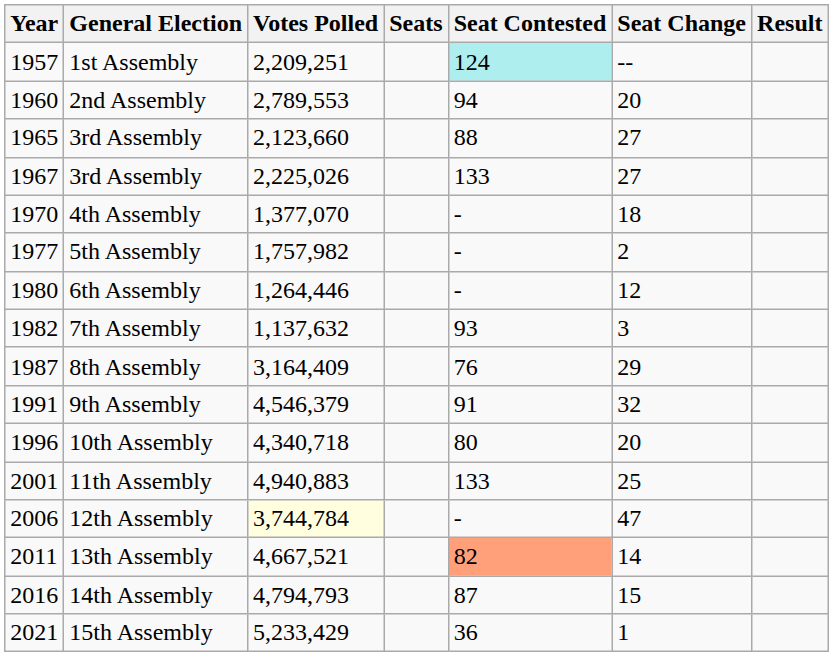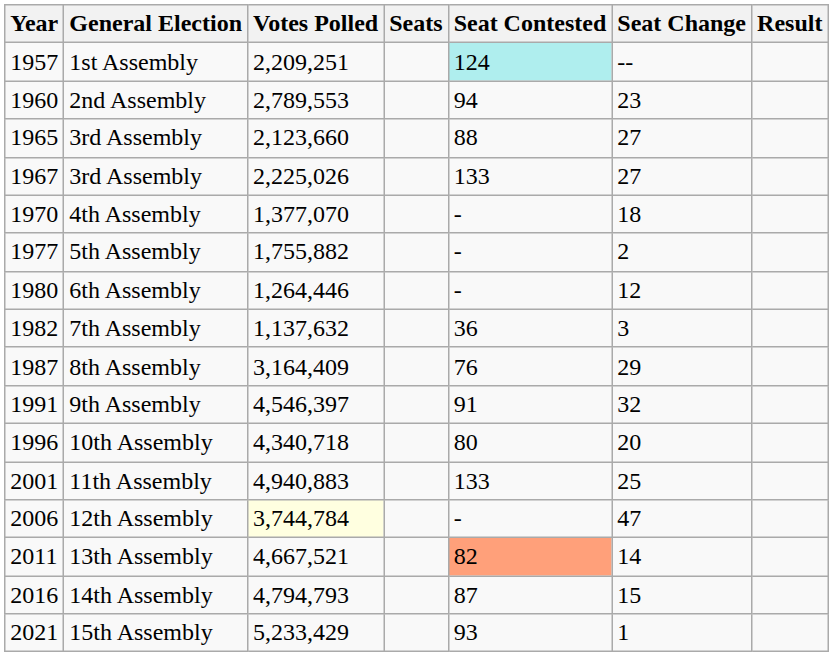(629, 99) 20 -> (629, 99) 23
(301, 251) 1,757,982 -> (301, 251) 1,755,882
(466, 328) 93 -> (466, 328) 36
(301, 404) 4,546,379 -> (301, 404) 4,546,397
(466, 632) 36 -> (466, 632) 93
